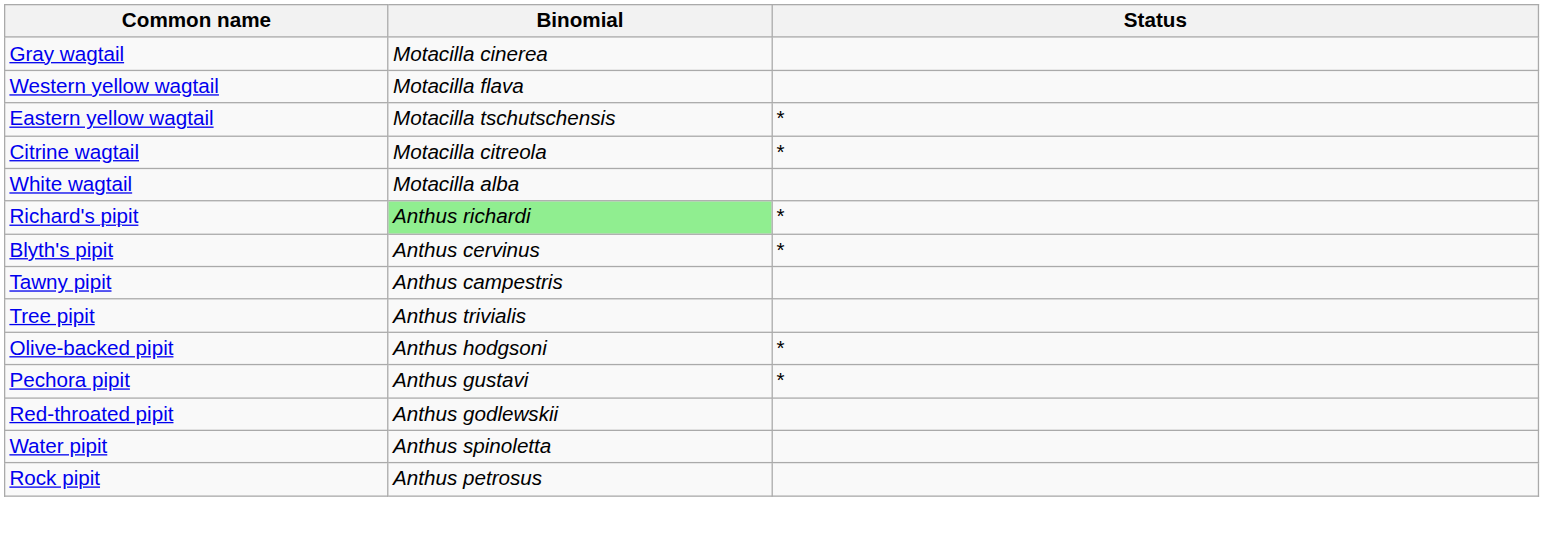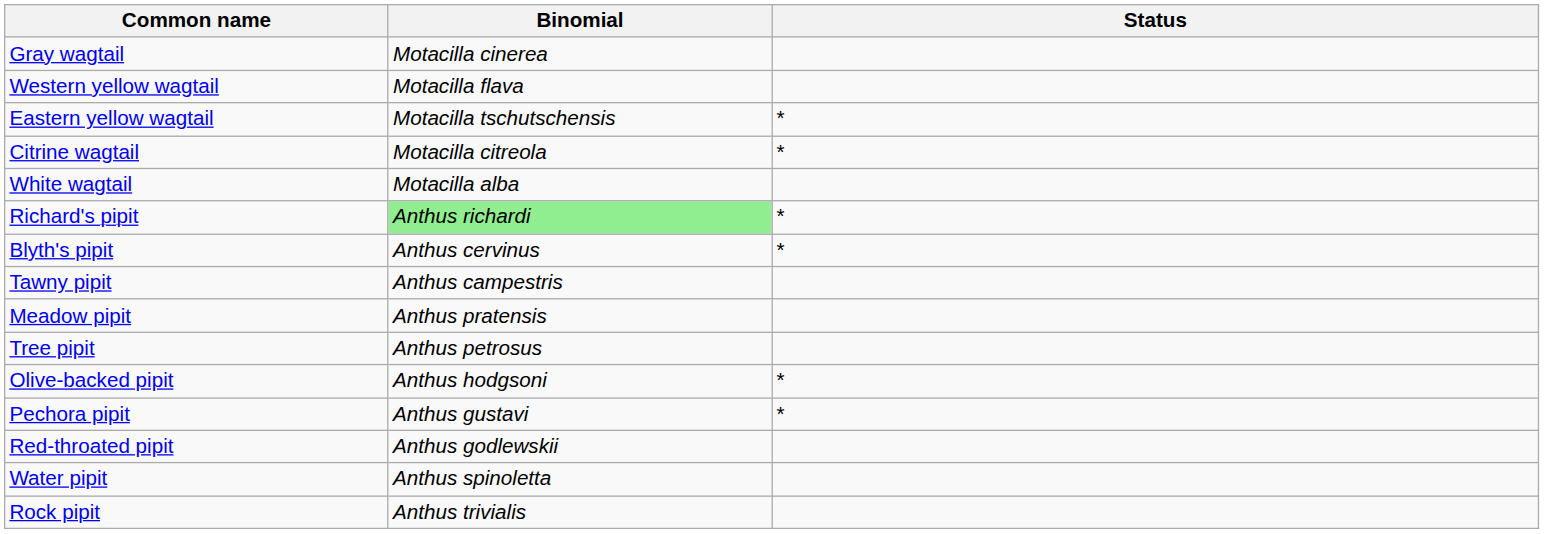+ row: (70, 315)
(460, 315) Anthus trivialis -> (468, 348) Anthus petrosus
(468, 479) Anthus petrosus -> (460, 511) Anthus trivialis
